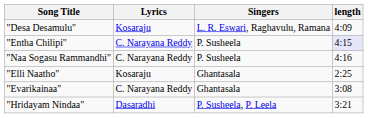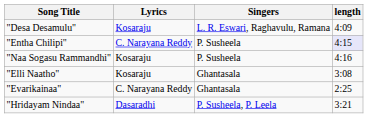(154, 58) C. Narayana Reddy -> (133, 58) Kosaraju
(343, 74) 2:25 -> (343, 74) 3:08
(343, 89) 3:08 -> (343, 89) 2:25
